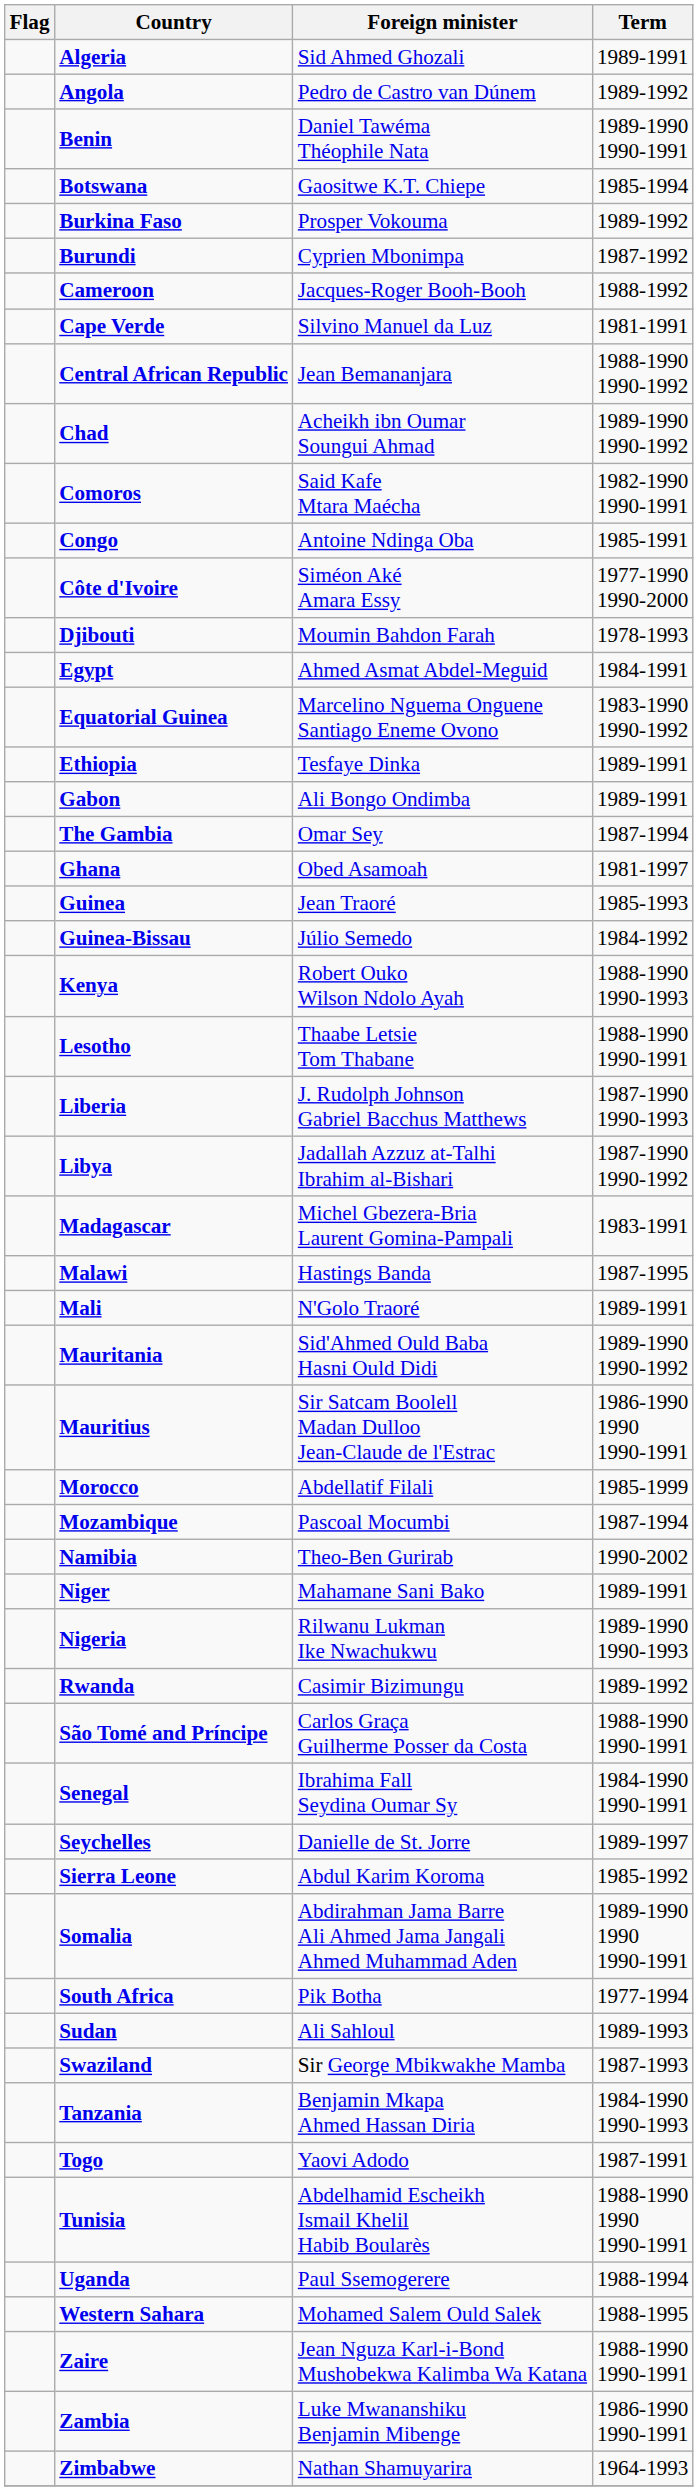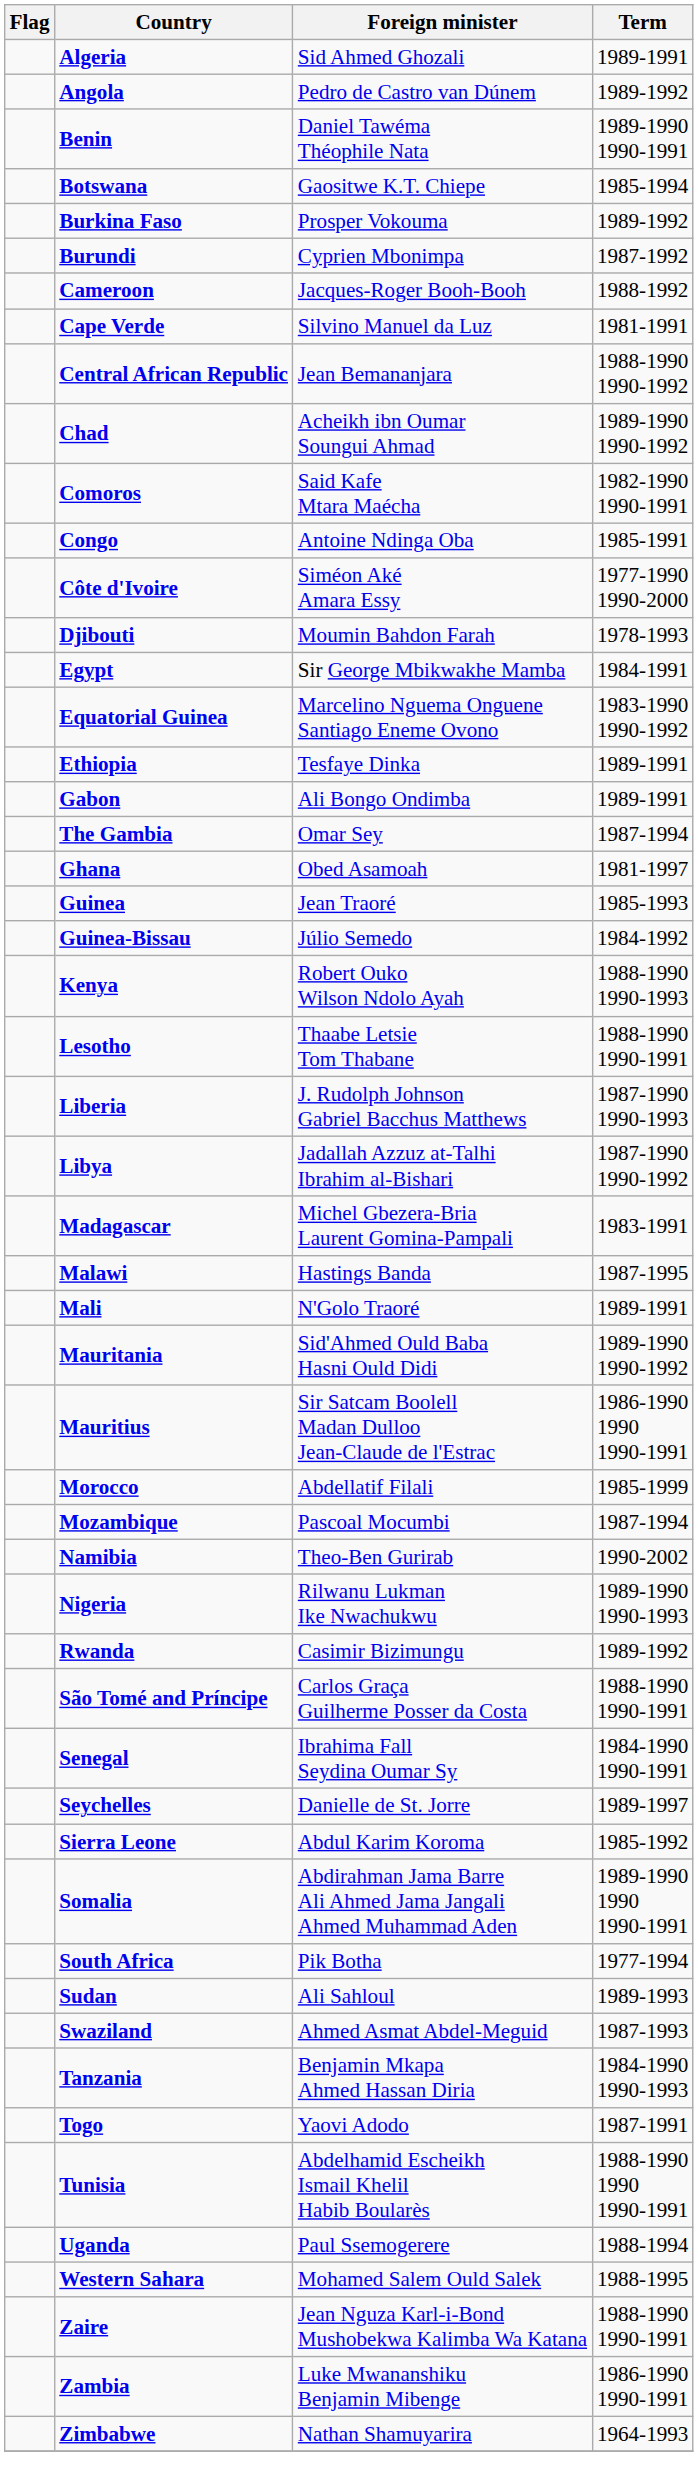(423, 669) Ahmed Asmat Abdel-Meguid -> (432, 669) Sir George Mbikwakhe Mamba
- row: (85, 1591)
(432, 2065) Sir George Mbikwakhe Mamba -> (423, 2030) Ahmed Asmat Abdel-Meguid
